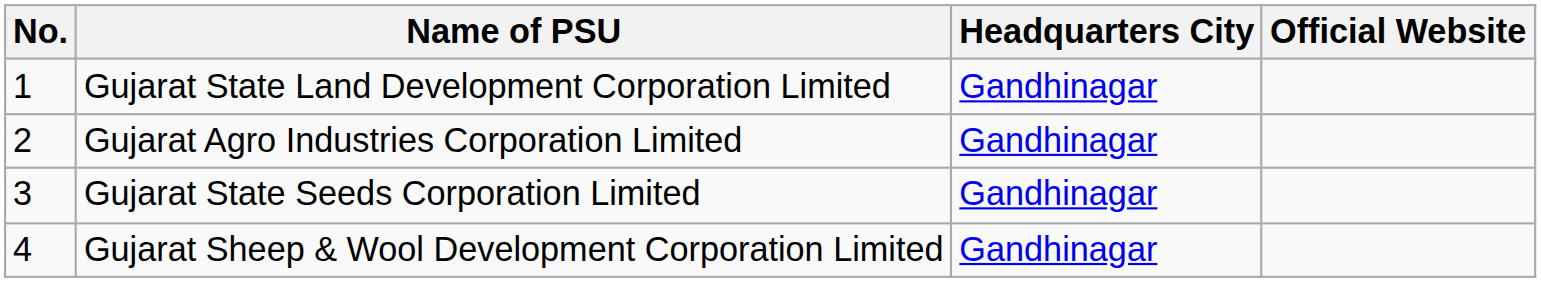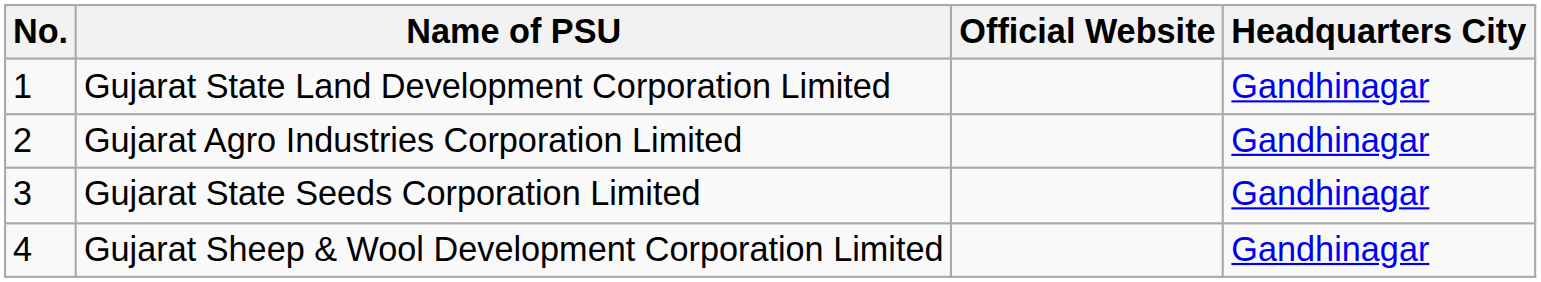columns swapped: (1107, 31) <-> (1398, 31)
